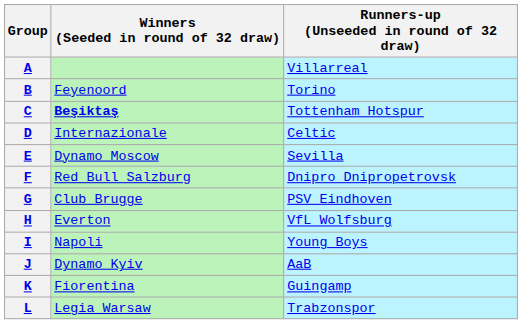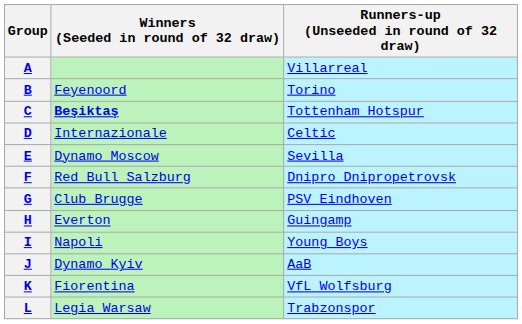(339, 221) VfL Wolfsburg -> (319, 221) Guingamp
(319, 286) Guingamp -> (339, 286) VfL Wolfsburg
